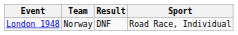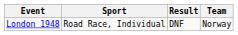columns swapped: (78, 11) <-> (180, 11)
